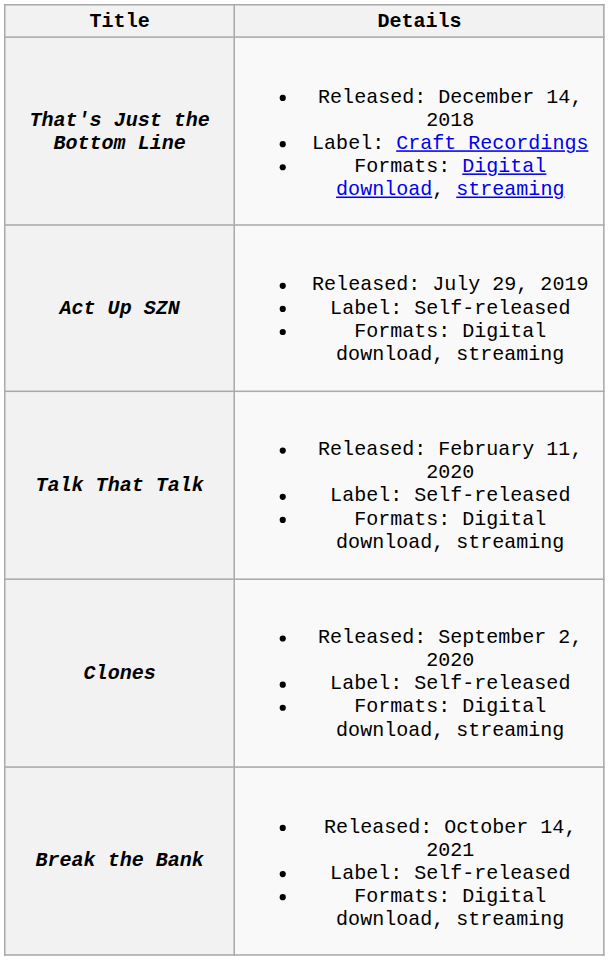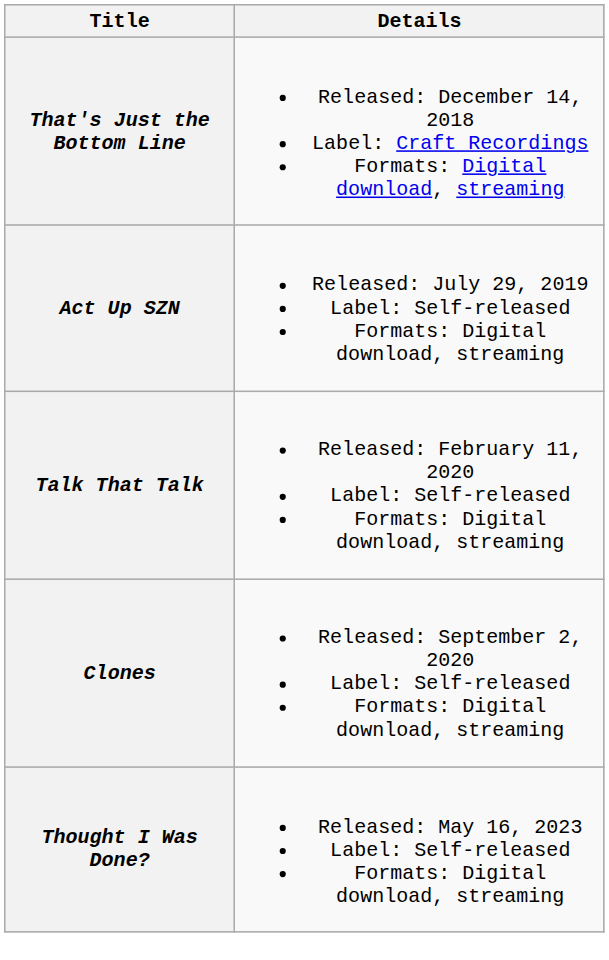- row: (120, 861)
+ row: (120, 850)
